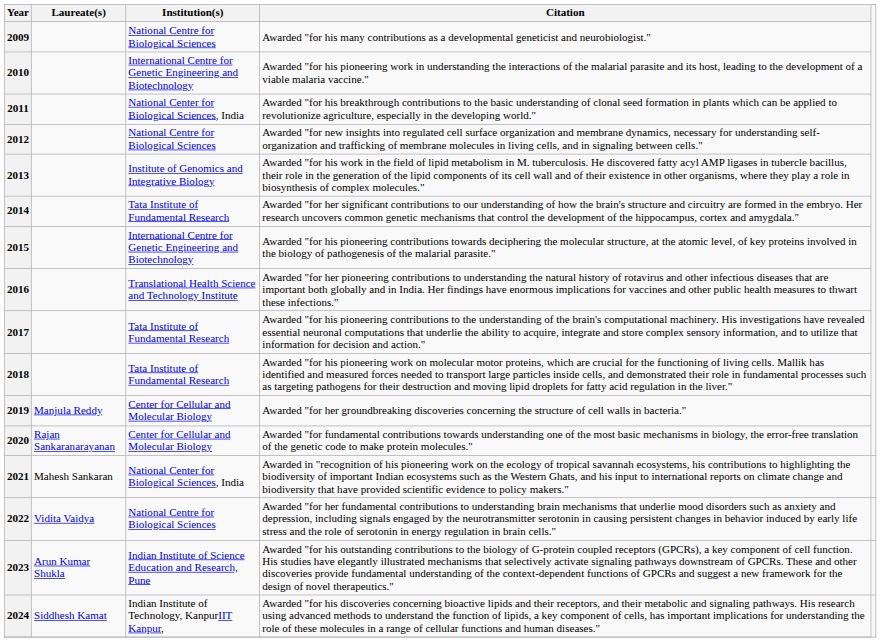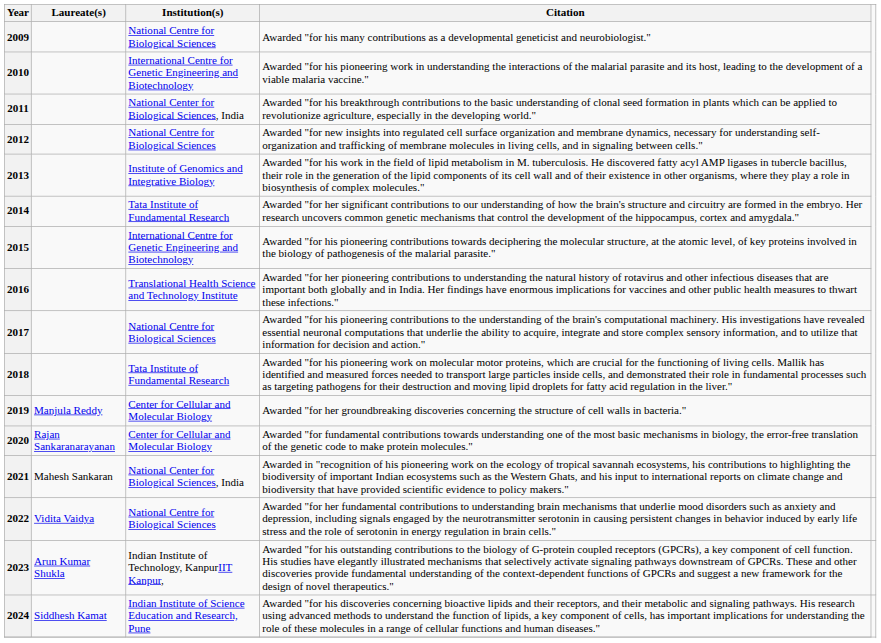(179, 332) Tata Institute of Fundamental Research -> (172, 332) National Centre for Biological Sciences
(186, 567) Indian Institute of Science Education and Research, Pune -> (180, 567) Indian Institute of Technology, KanpurIIT Kanpur,
(180, 616) Indian Institute of Technology, KanpurIIT Kanpur, -> (186, 616) Indian Institute of Science Education and Research, Pune
